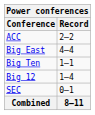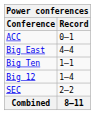(66, 37) 2–2 -> (66, 37) 0–1
(66, 90) 0–1 -> (66, 90) 2–2
